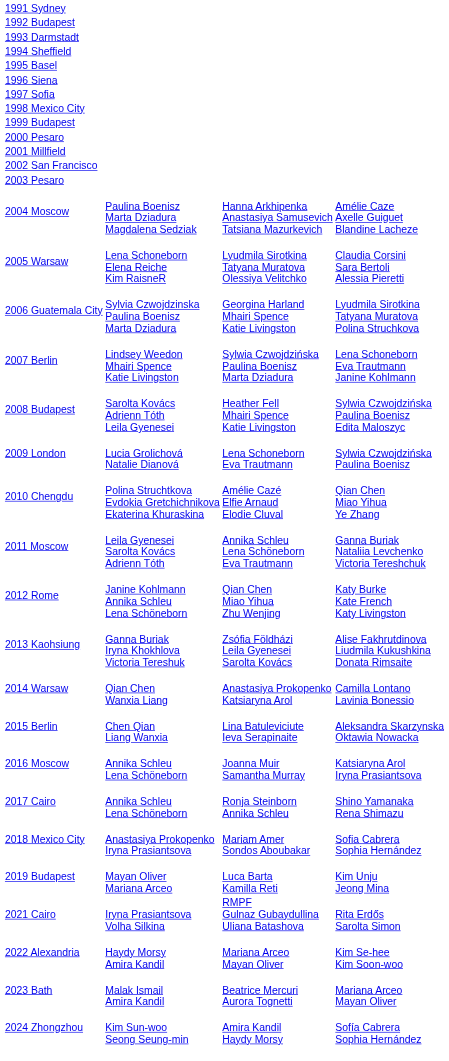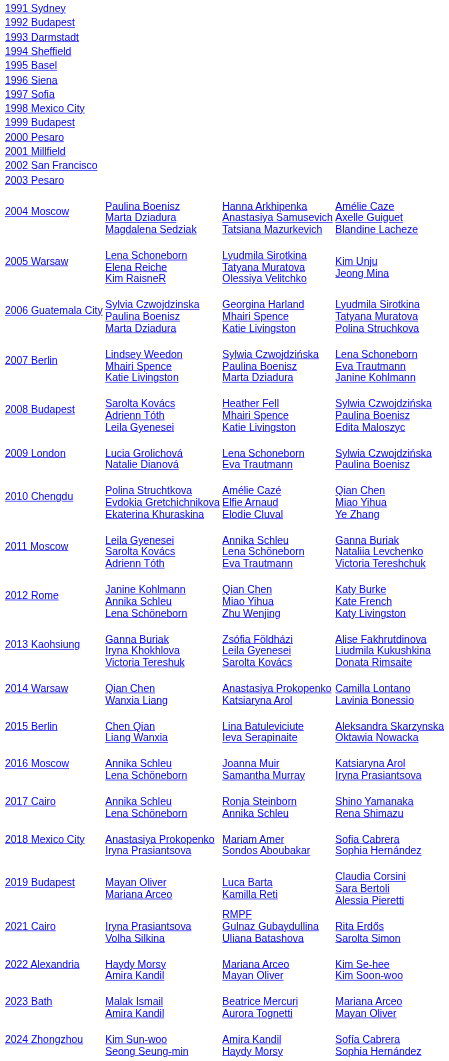(371, 267) Claudia Corsini Sara Bertoli Alessia Pieretti -> (362, 267) Kim Unju Jeong Mina
(362, 883) Kim Unju Jeong Mina -> (371, 889) Claudia Corsini Sara Bertoli Alessia Pieretti
